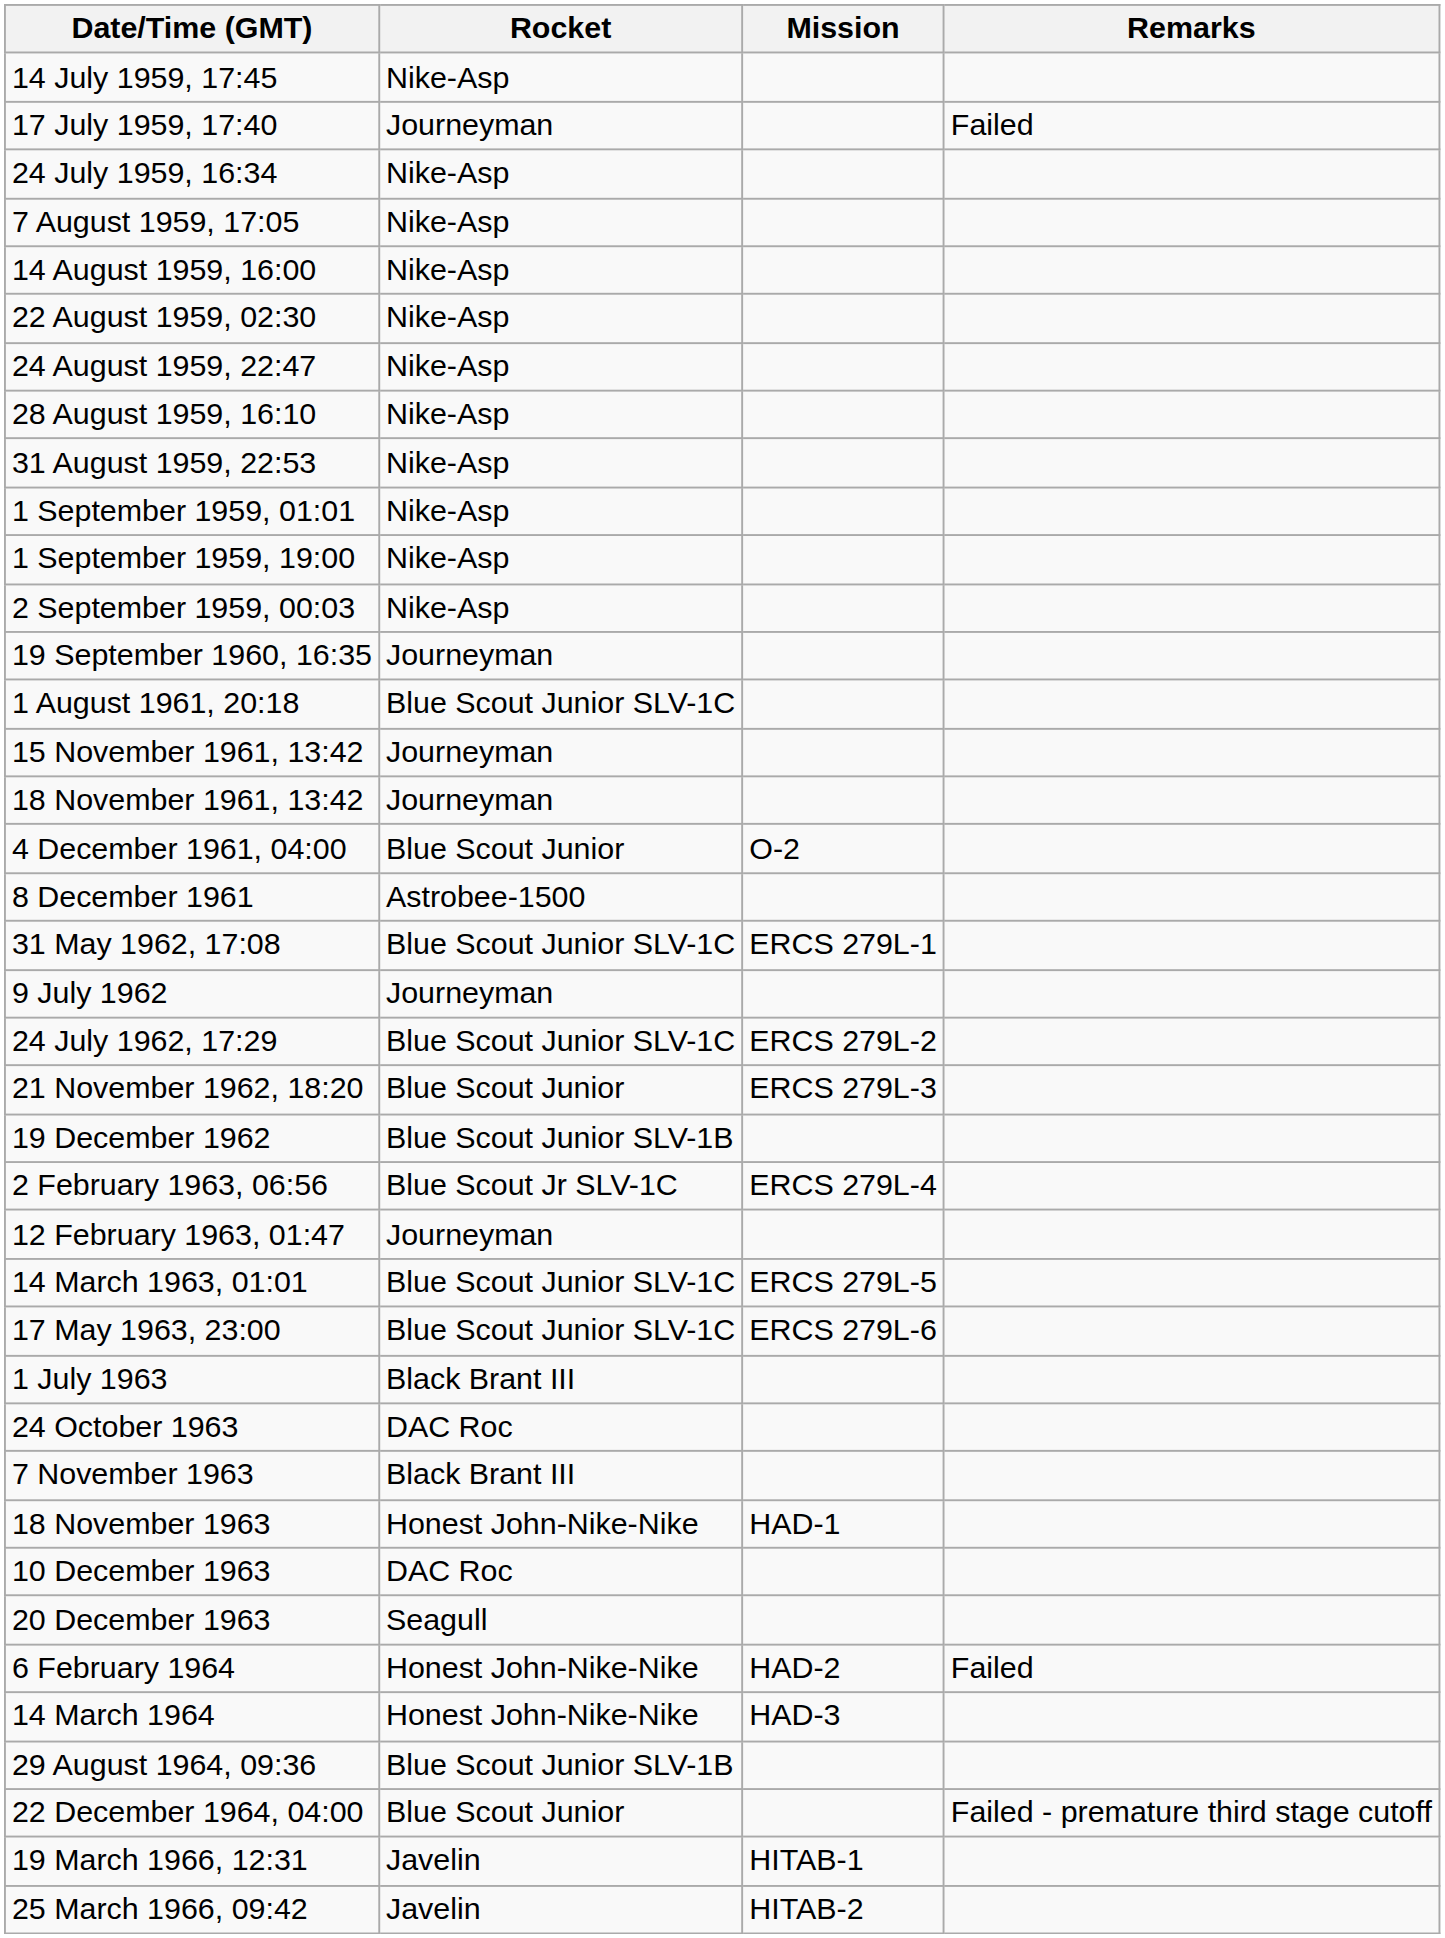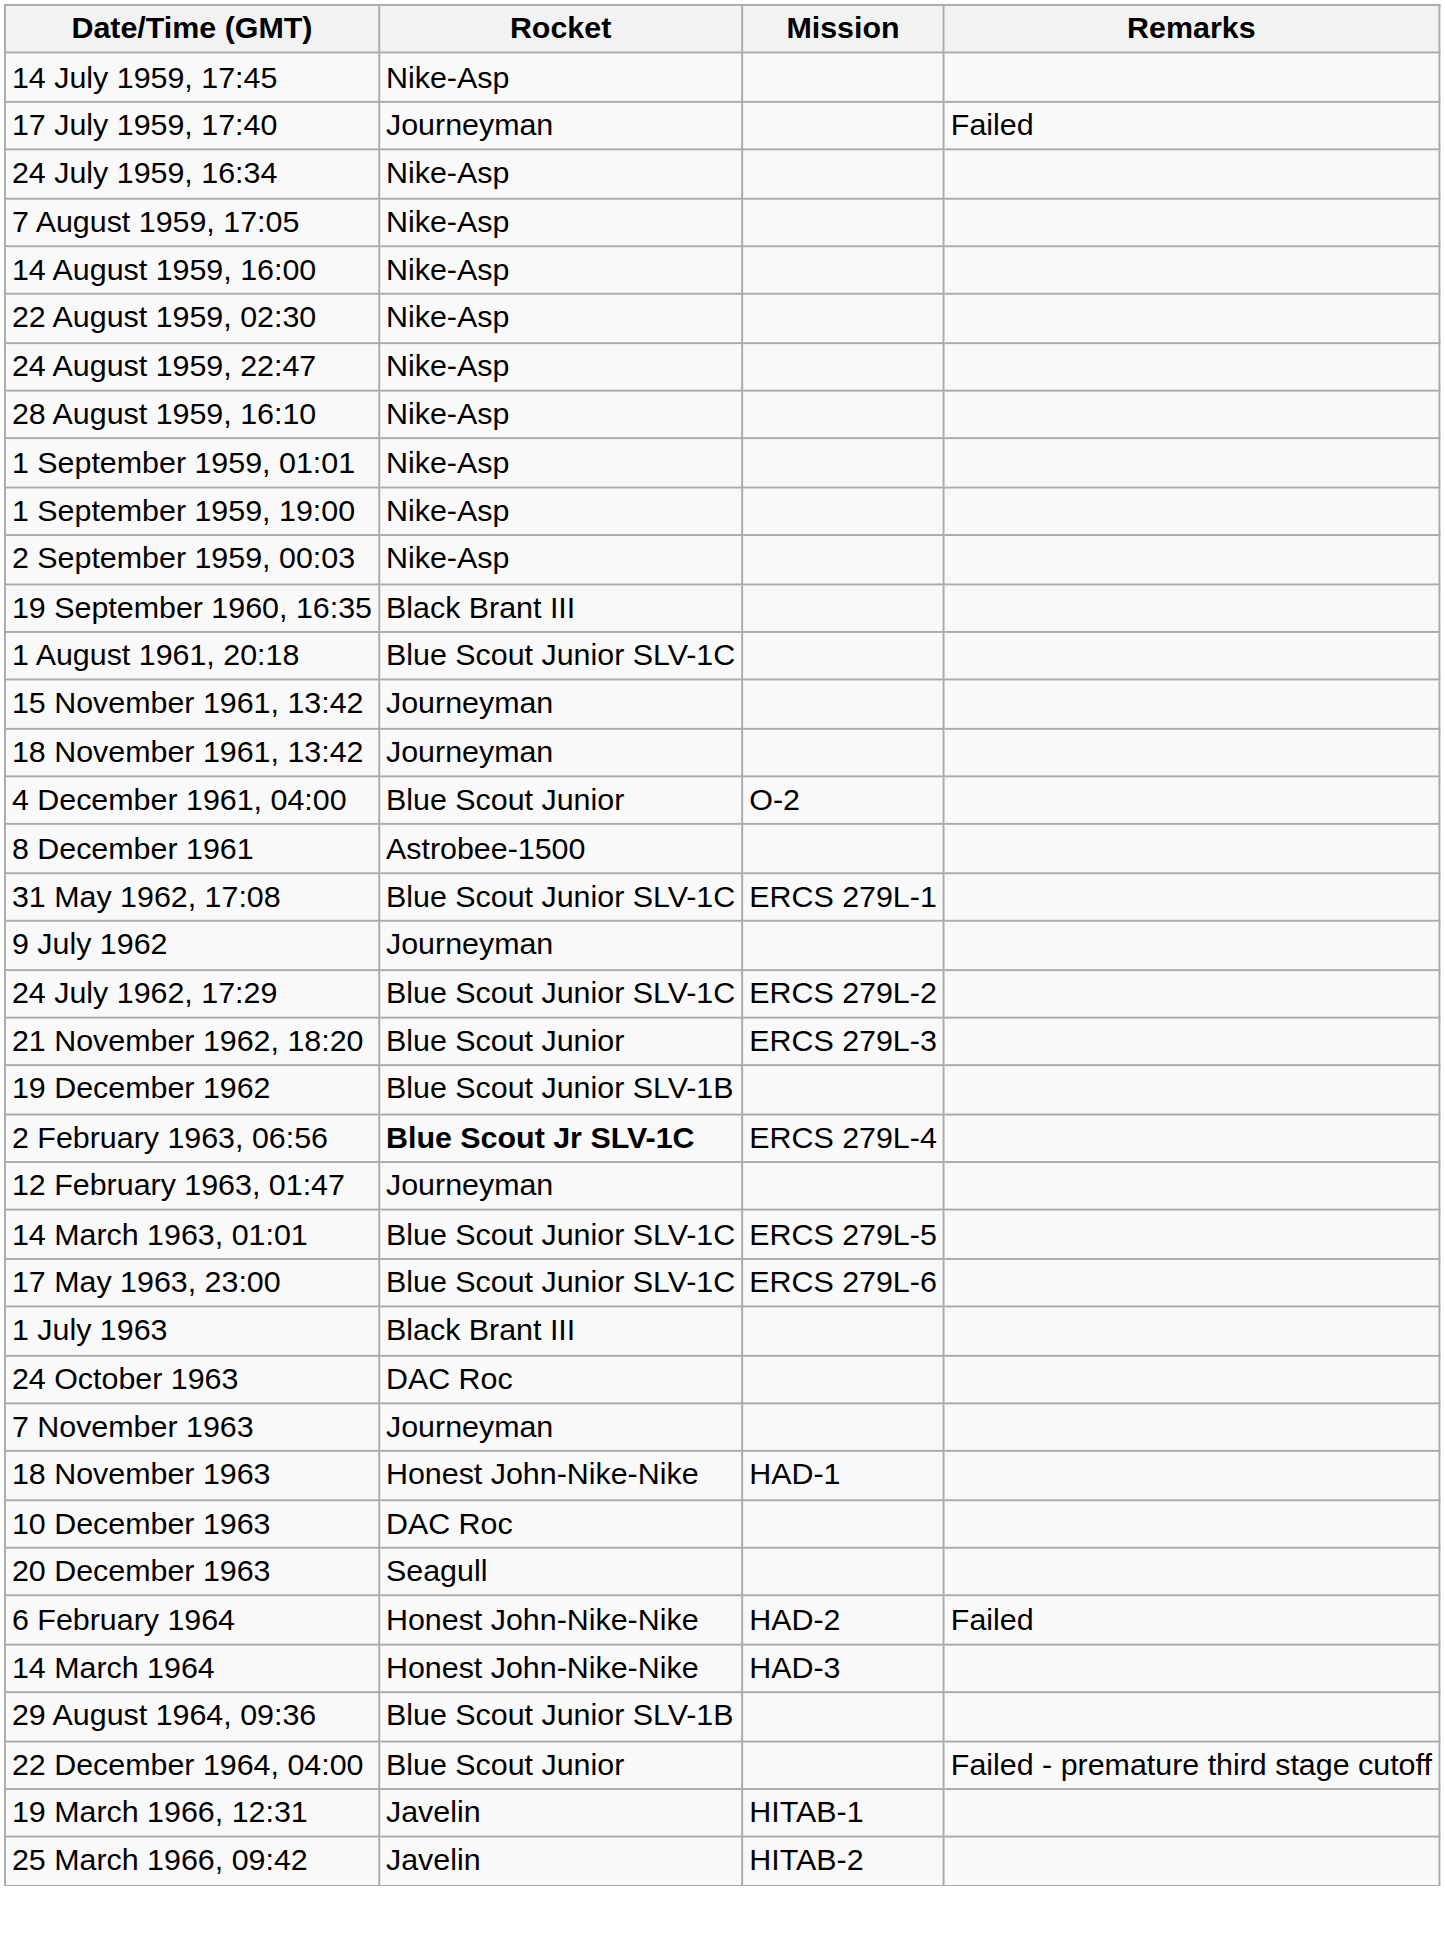- row: (164, 462)
(470, 655) Journeyman -> (481, 607) Black Brant III
(532, 1185) normal -> (540, 1137) bold
(481, 1474) Black Brant III -> (470, 1426) Journeyman
